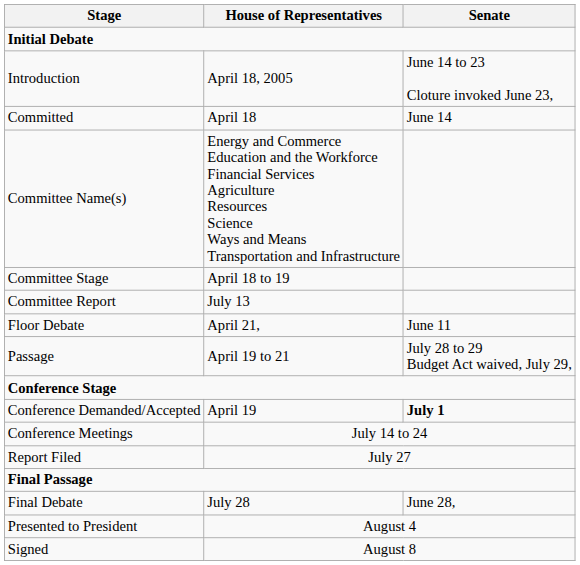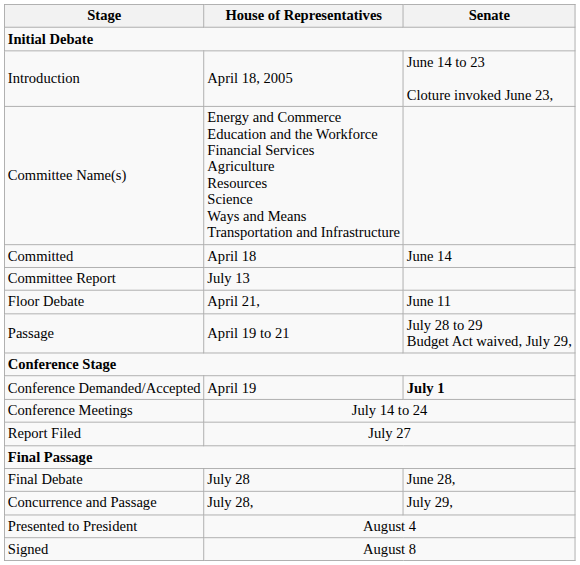rows swapped: (41, 118) <-> (67, 198)
- row: (58, 278)
+ row: (82, 503)
